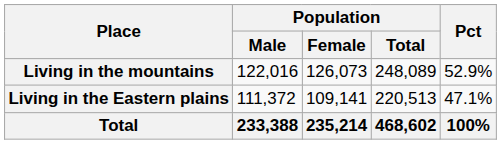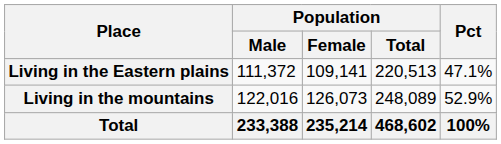rows swapped: (119, 98) <-> (119, 71)
